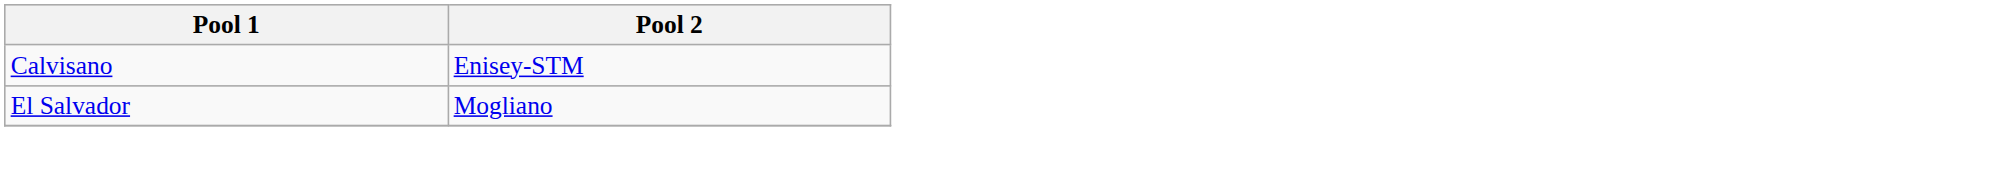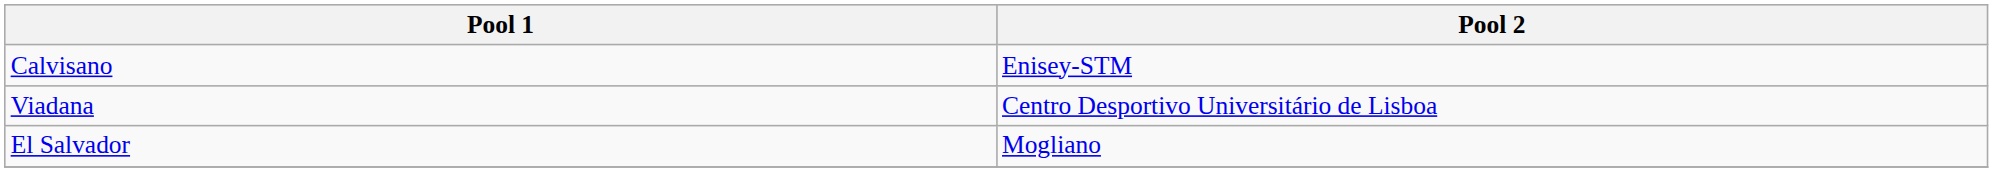+ row: (52, 105)
